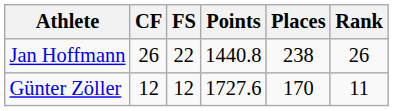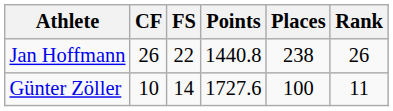(149, 89) 12 -> (149, 89) 10
(184, 89) 12 -> (184, 89) 14
(298, 89) 170 -> (298, 89) 100
